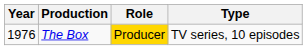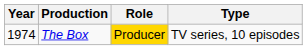(21, 34) 1976 -> (21, 34) 1974
